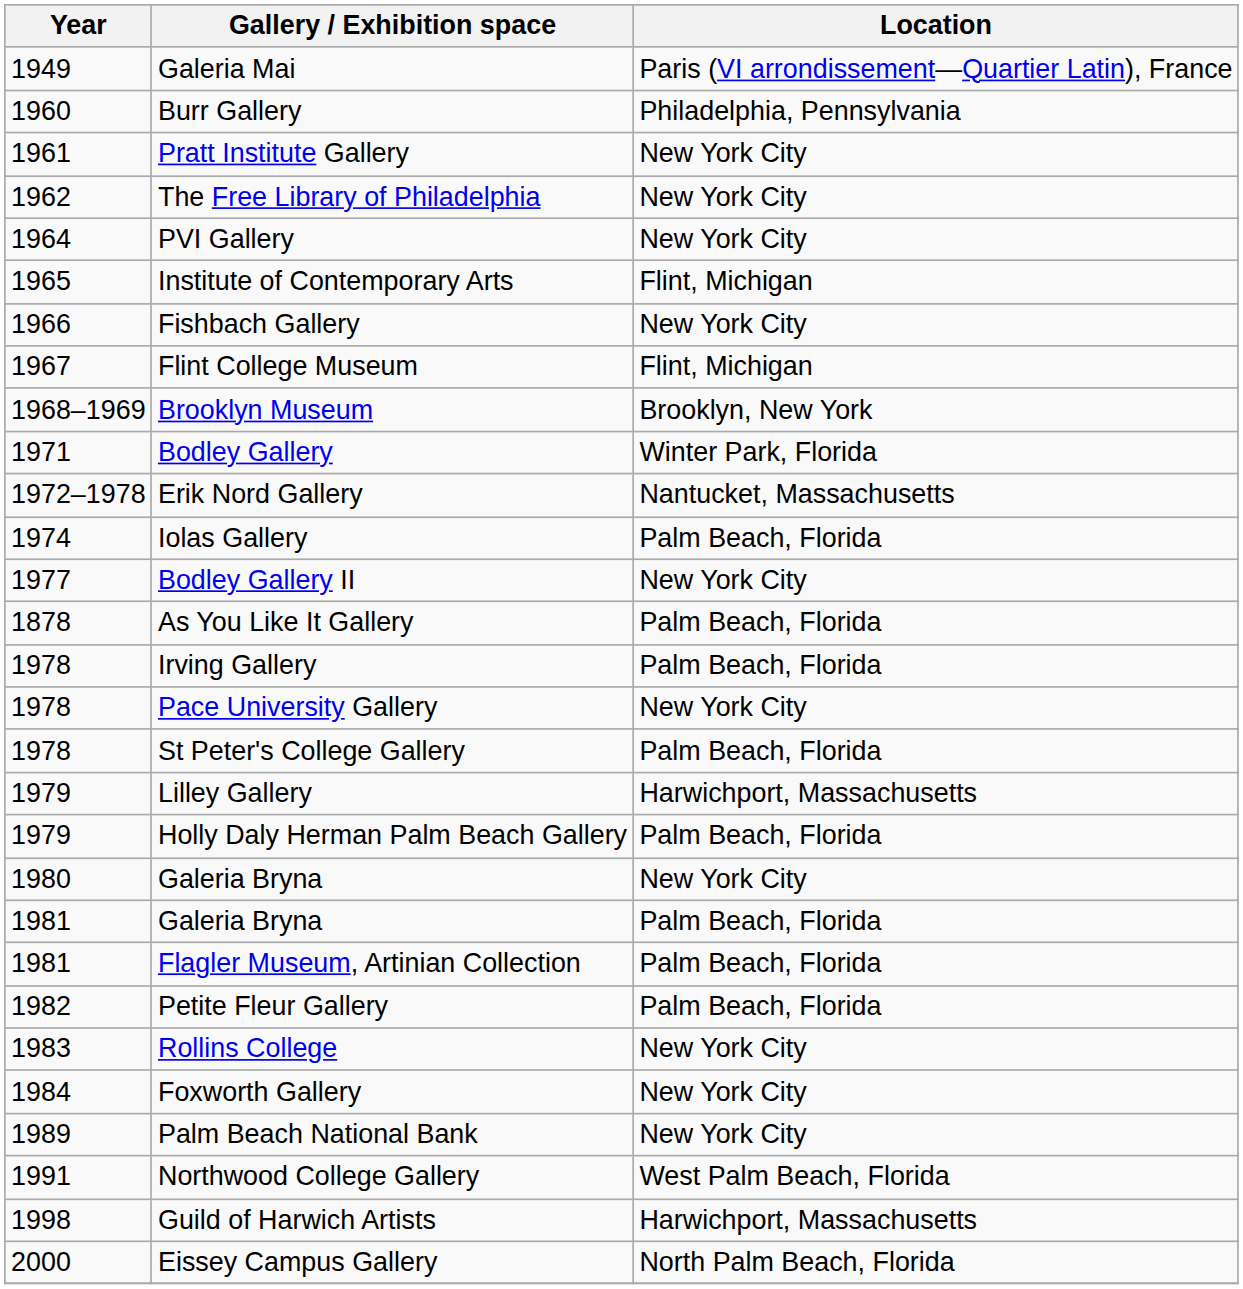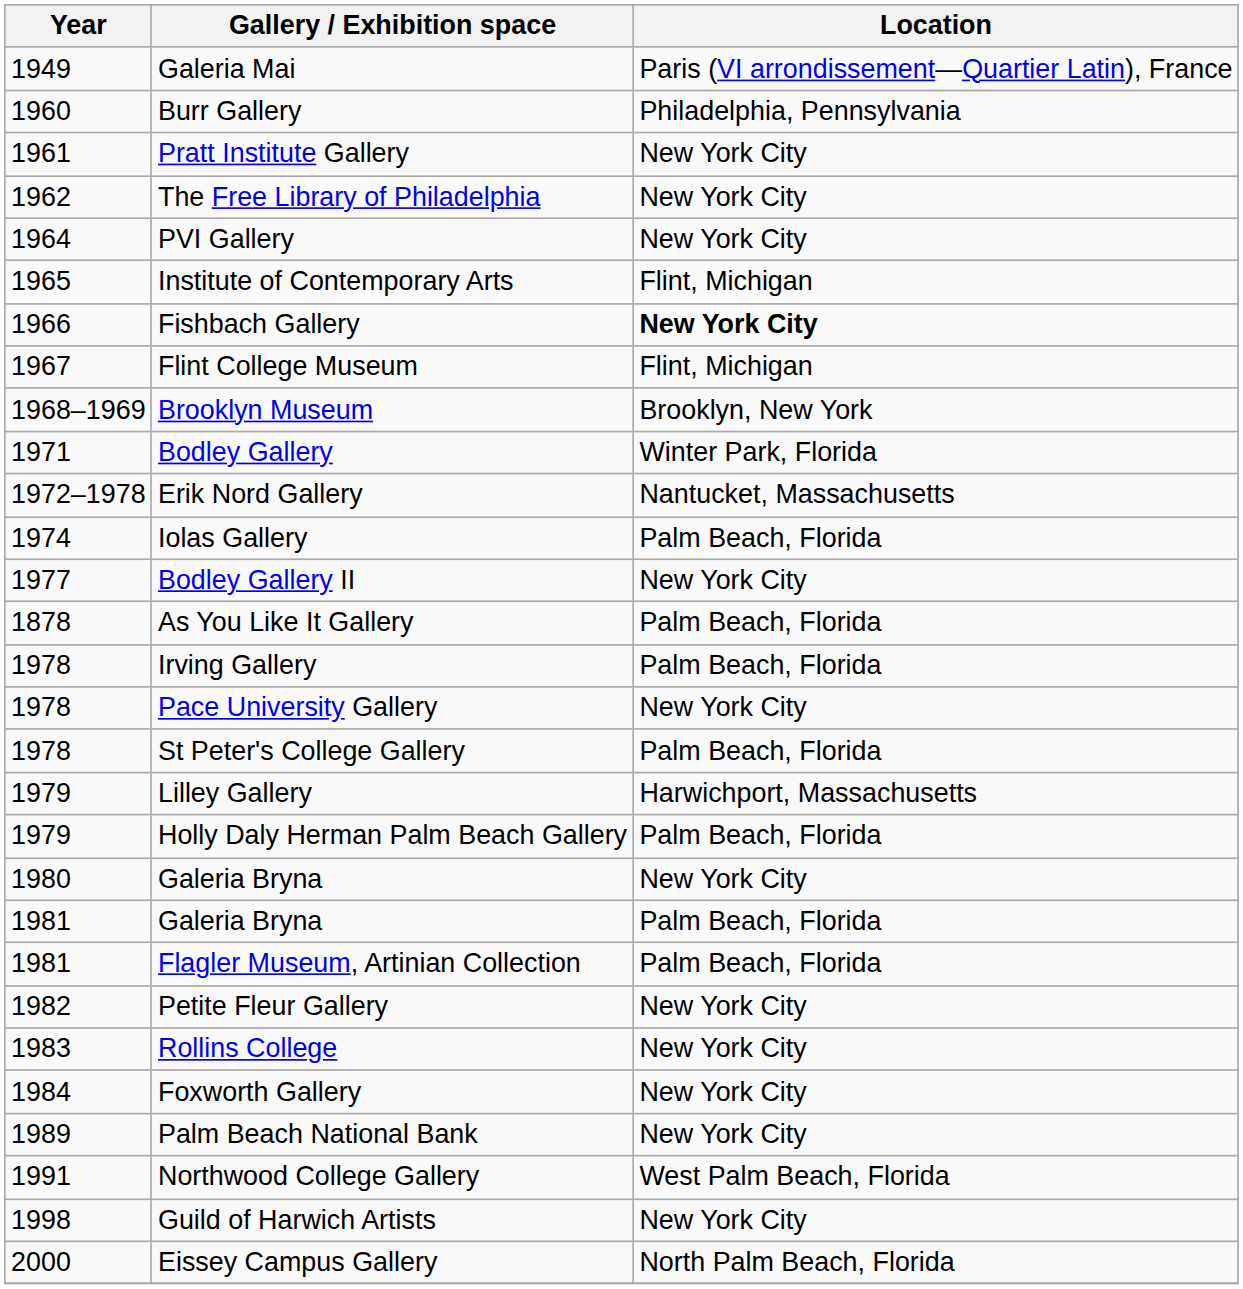(723, 324) normal -> (729, 324) bold
(760, 1006) Palm Beach, Florida -> (723, 1006) New York City
(808, 1219) Harwichport, Massachusetts -> (723, 1219) New York City
